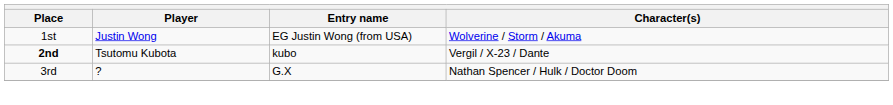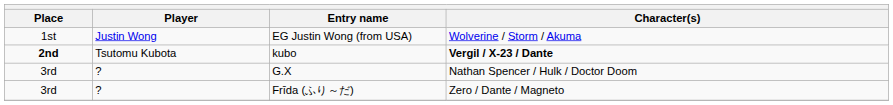(499, 54) normal -> (501, 54) bold
+ row: (313, 90)
